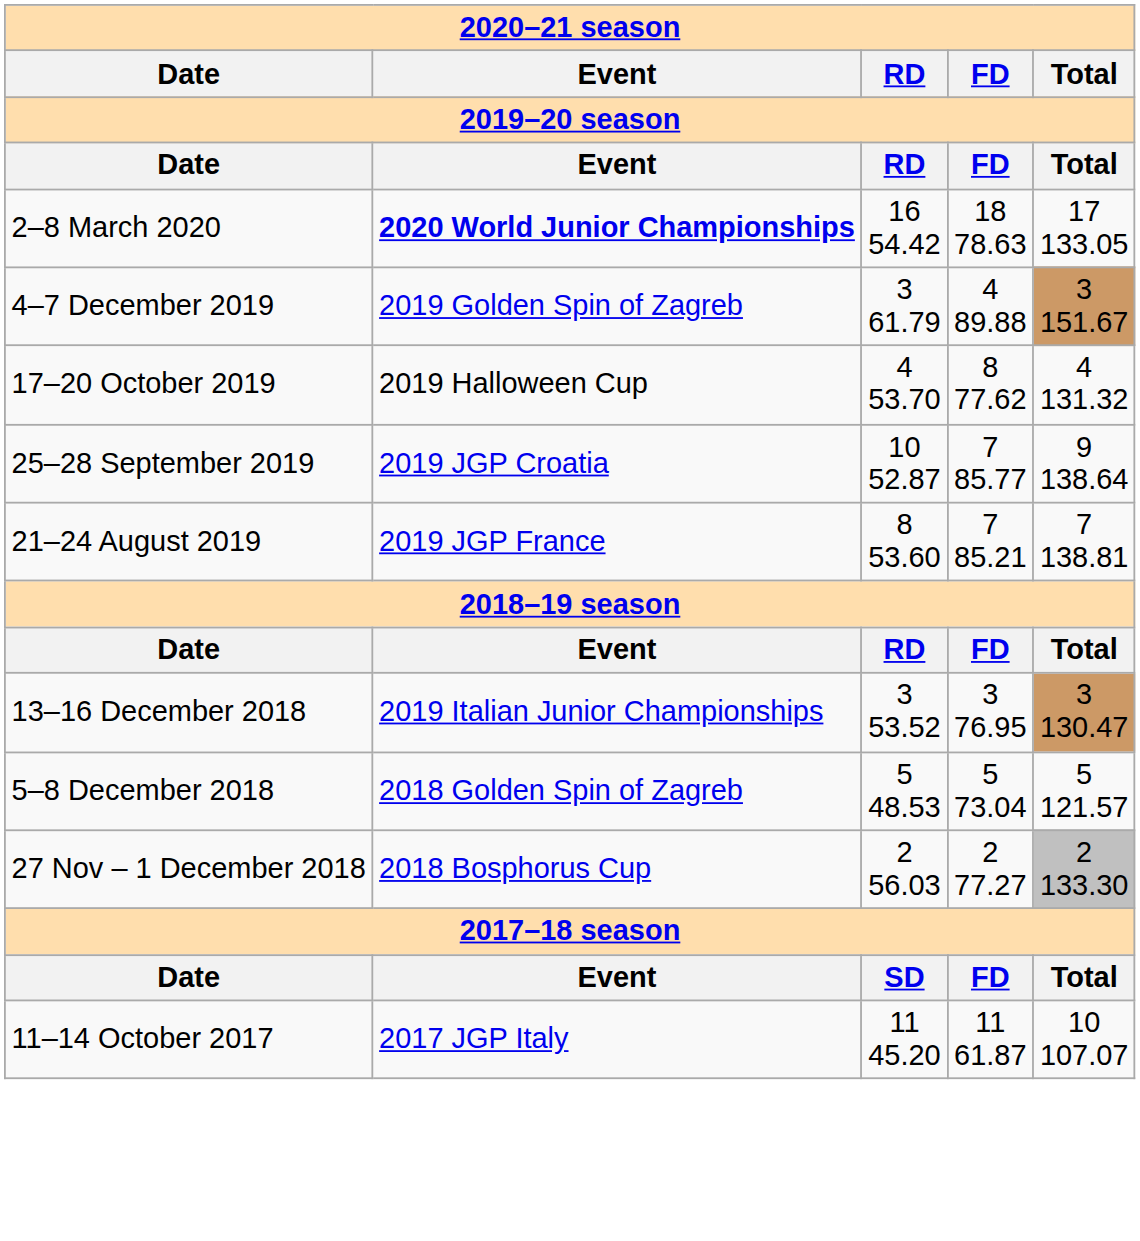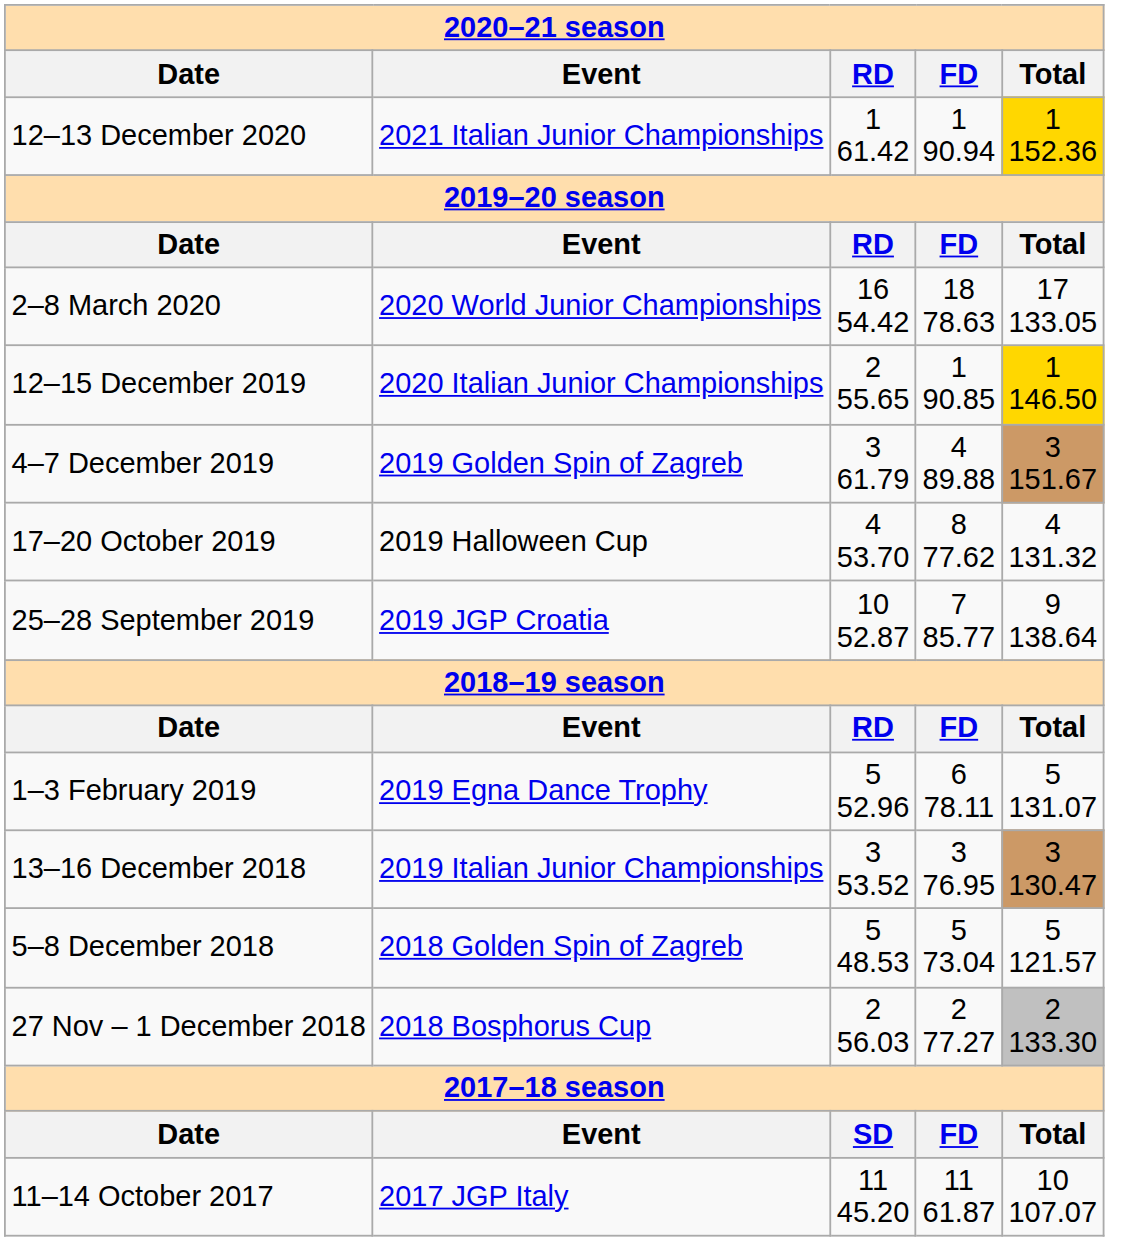+ row: (159, 135)
(617, 227) bold -> (600, 305) normal
+ row: (159, 384)
- row: (136, 541)
+ row: (134, 790)
